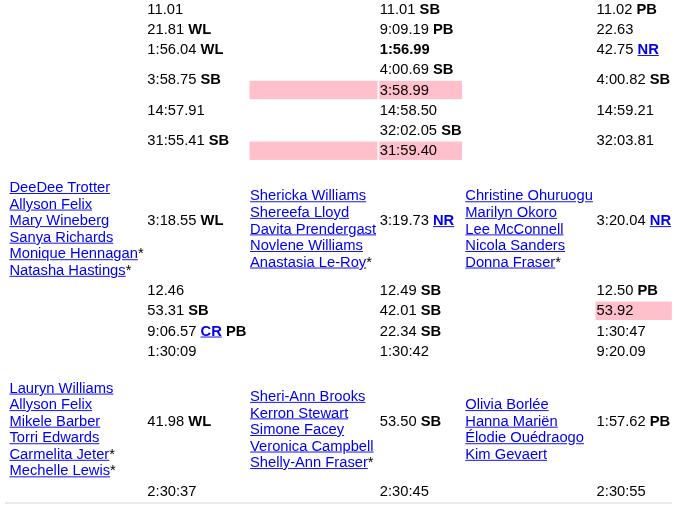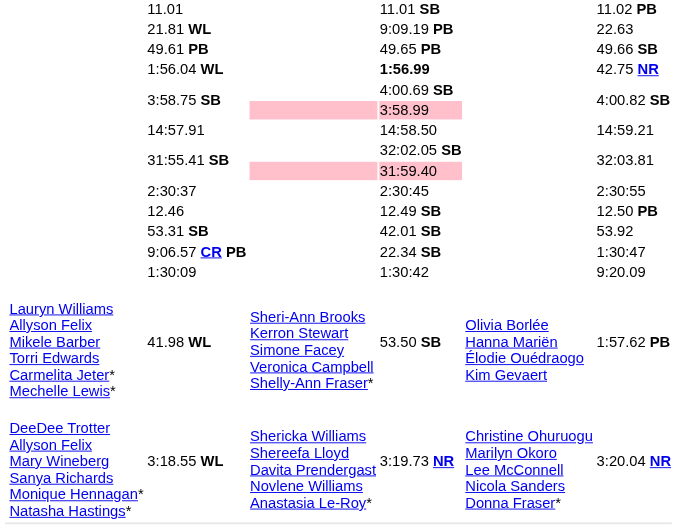+ row: (77, 50)
rows swapped: (77, 491) <-> (77, 228)
(615, 310) pink background -> (615, 231) no background
